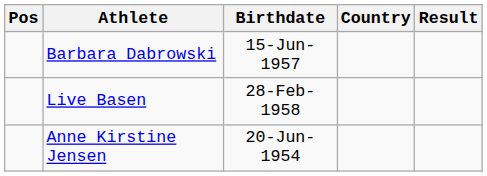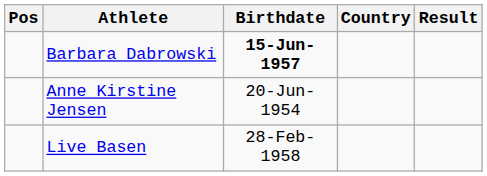(280, 55) normal -> (280, 55) bold
rows swapped: (111, 148) <-> (96, 101)
